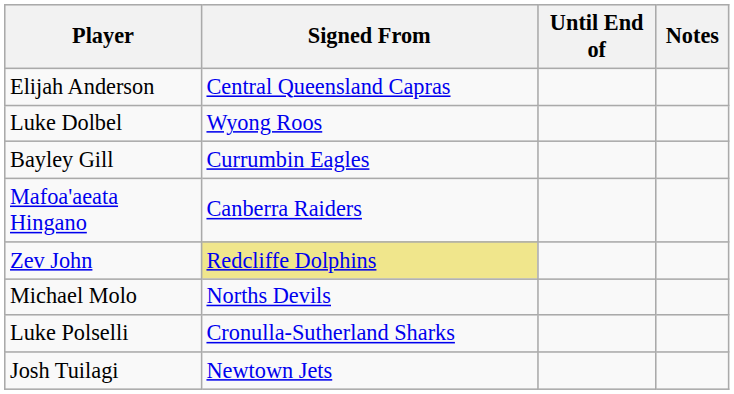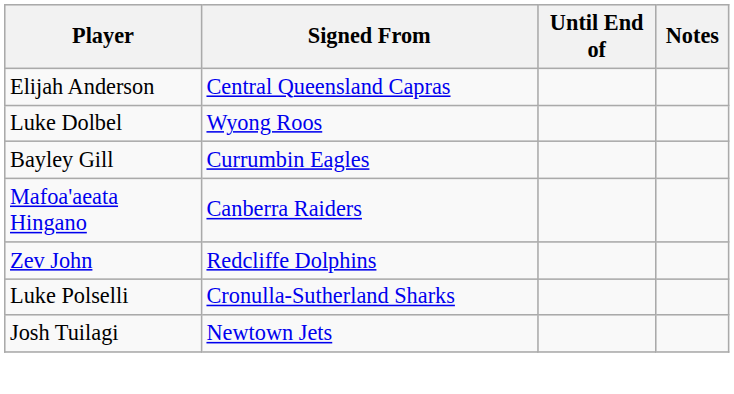(291, 260) khaki background -> (291, 260) no background
- row: (74, 296)
